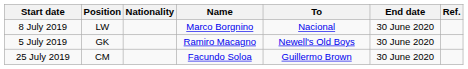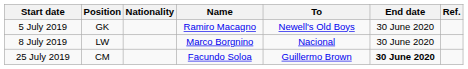rows swapped: (43, 42) <-> (43, 27)
(405, 57) normal -> (405, 57) bold
